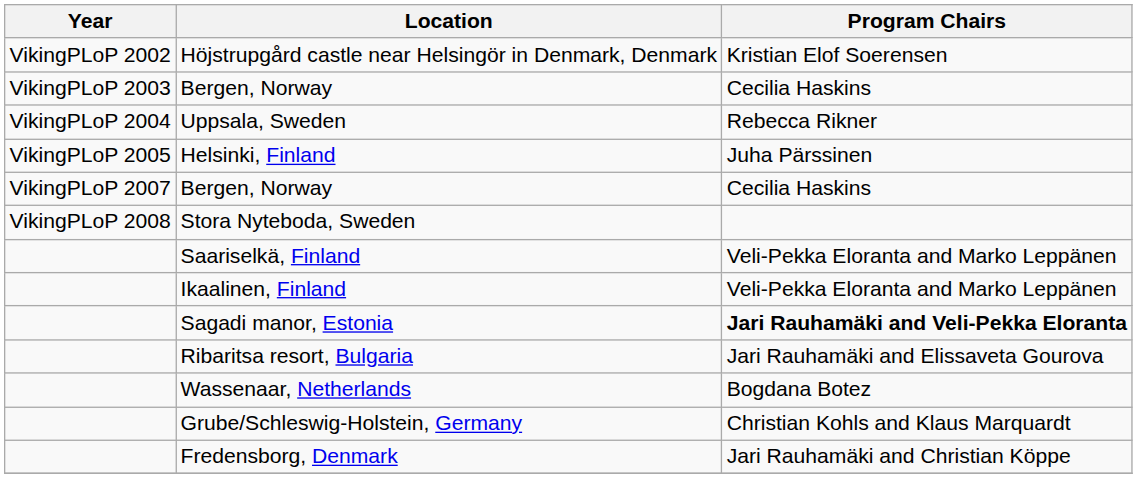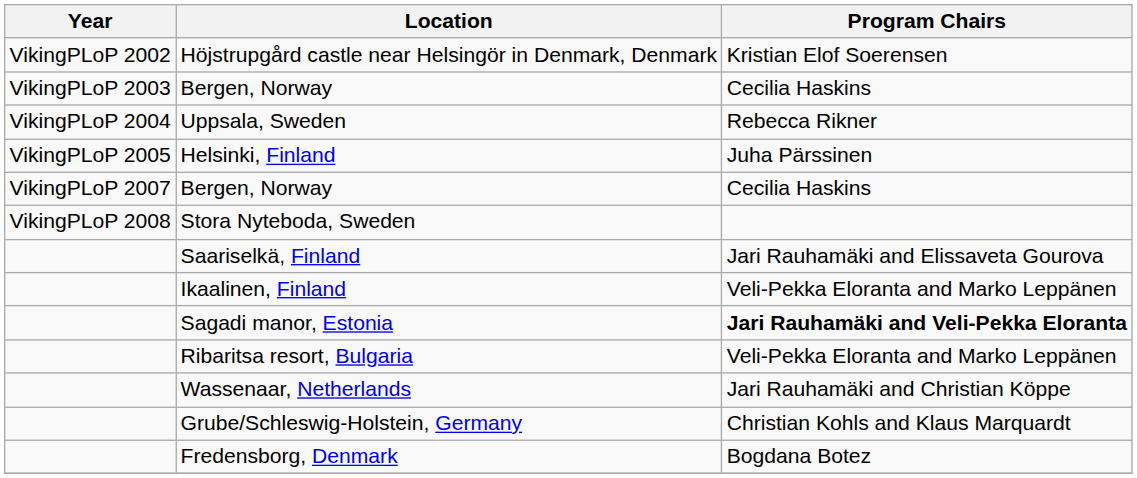(922, 255) Veli-Pekka Eloranta and Marko Leppänen -> (915, 255) Jari Rauhamäki and Elissaveta Gourova
(915, 356) Jari Rauhamäki and Elissaveta Gourova -> (922, 356) Veli-Pekka Eloranta and Marko Leppänen
(799, 389) Bogdana Botez -> (899, 389) Jari Rauhamäki and Christian Köppe
(899, 456) Jari Rauhamäki and Christian Köppe -> (799, 456) Bogdana Botez
